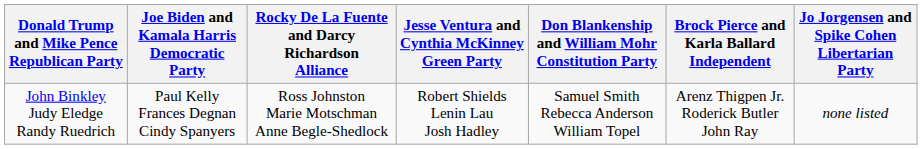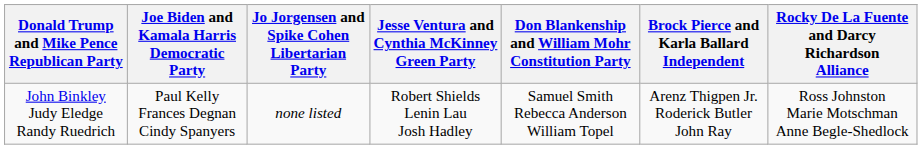columns swapped: (855, 44) <-> (322, 44)
